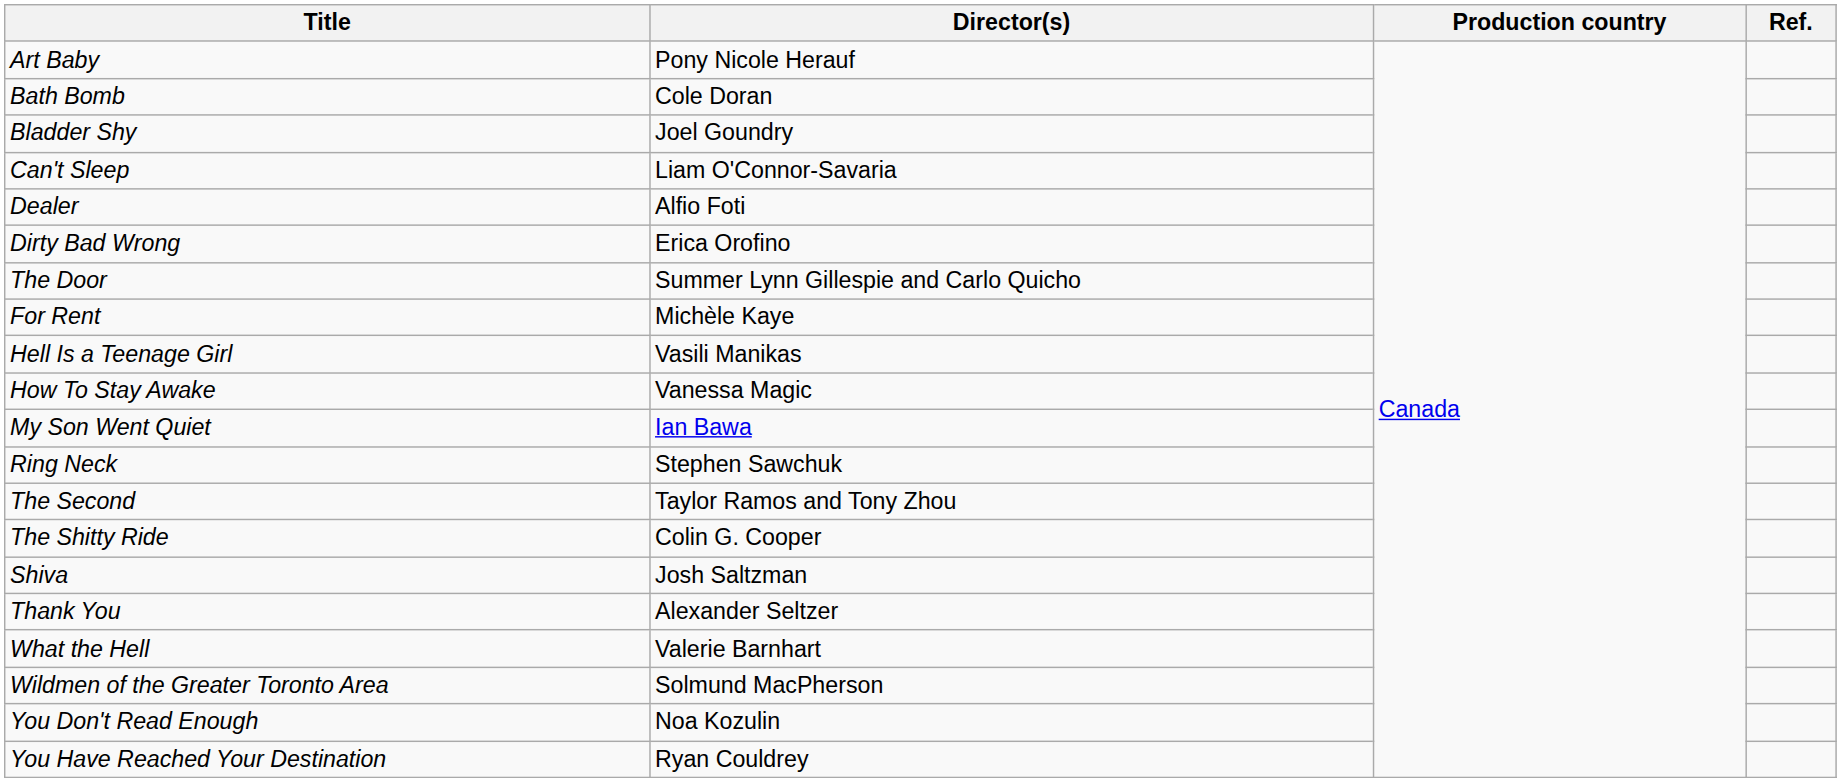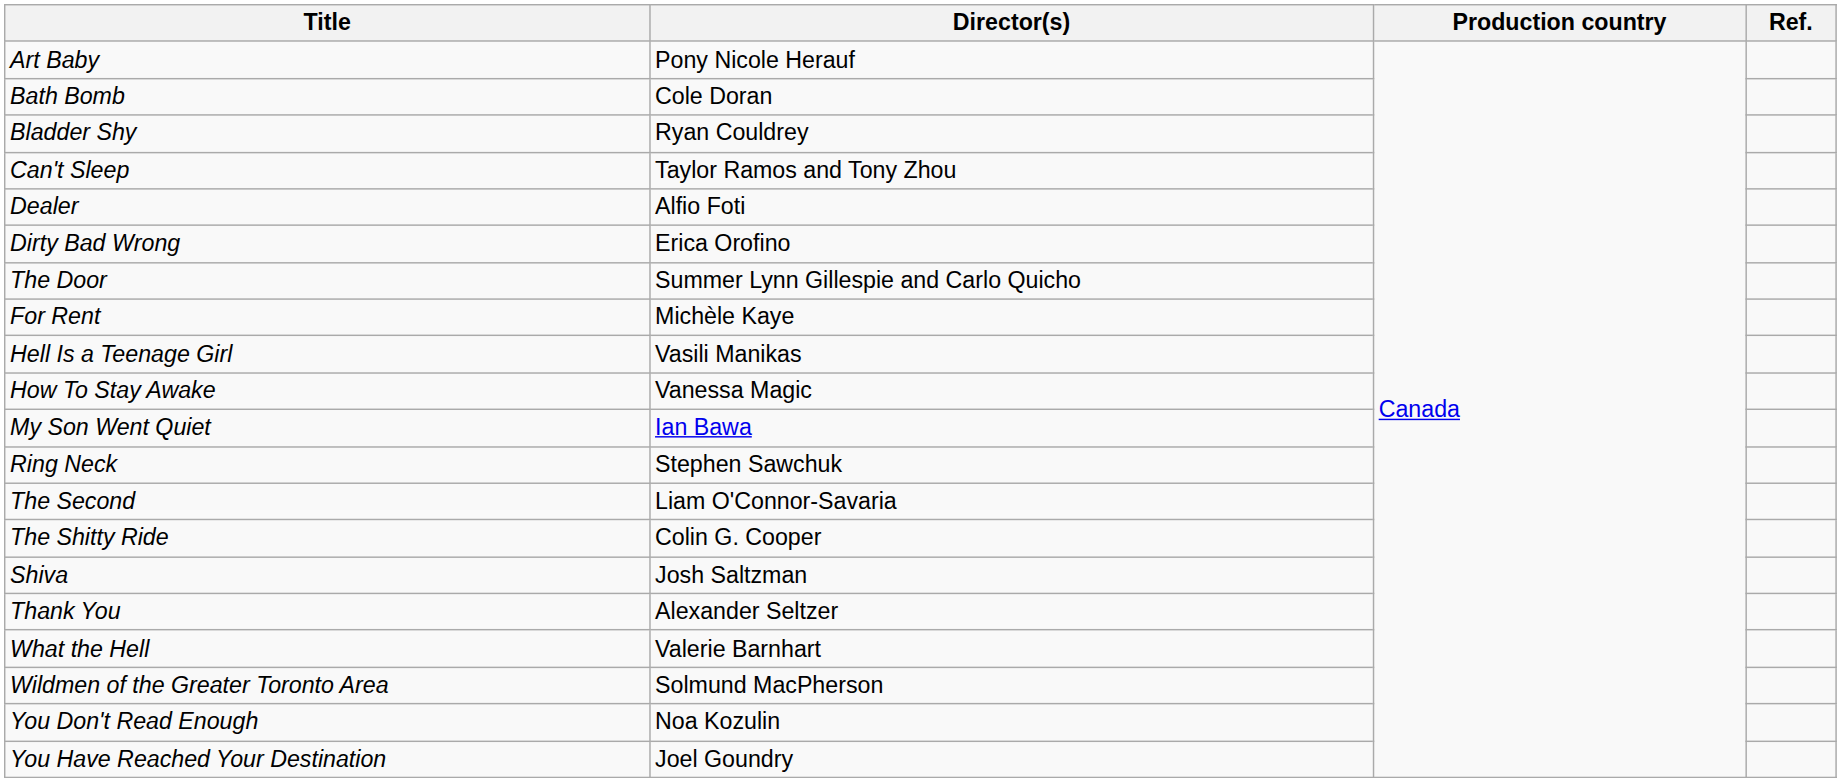(724, 133) Joel Goundry -> (732, 133) Ryan Couldrey
(776, 170) Liam O'Connor-Savaria -> (806, 170) Taylor Ramos and Tony Zhou
(806, 501) Taylor Ramos and Tony Zhou -> (776, 501) Liam O'Connor-Savaria
(732, 758) Ryan Couldrey -> (724, 758) Joel Goundry
